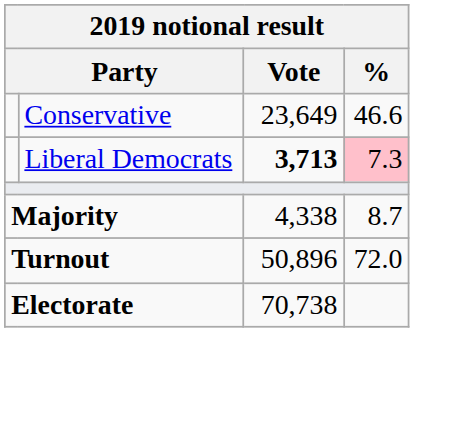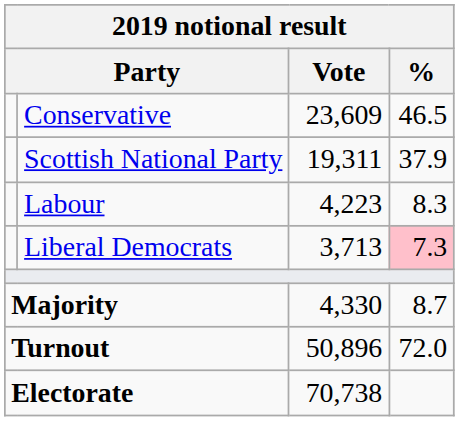(299, 114) 23,649 -> (344, 114) 23,609
(378, 114) 46.6 -> (423, 114) 46.5
+ row: (153, 159)
+ row: (64, 203)
(306, 159) bold -> (351, 247) normal
(306, 216) 4,338 -> (351, 304) 4,330
